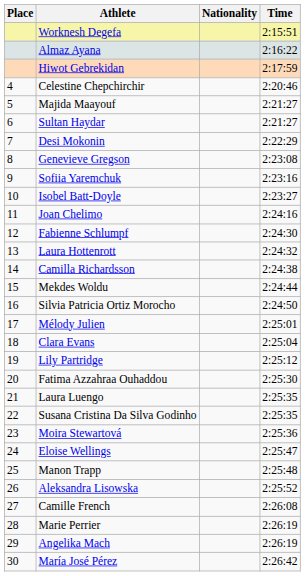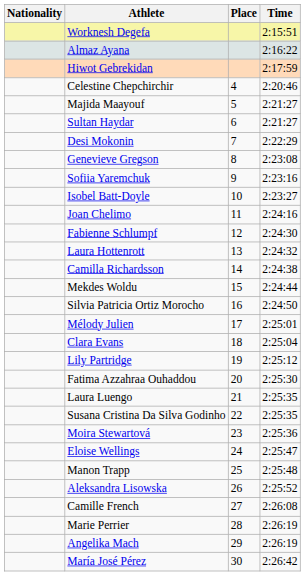columns swapped: (20, 13) <-> (229, 13)
